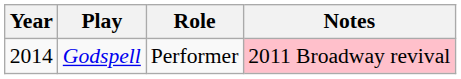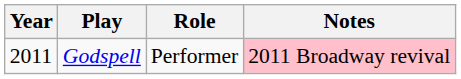(31, 55) 2014 -> (31, 55) 2011
